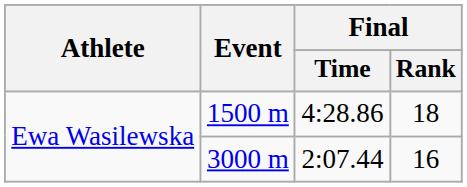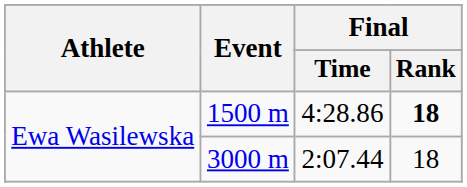(426, 114) normal -> (426, 114) bold
(426, 158) 16 -> (426, 158) 18
